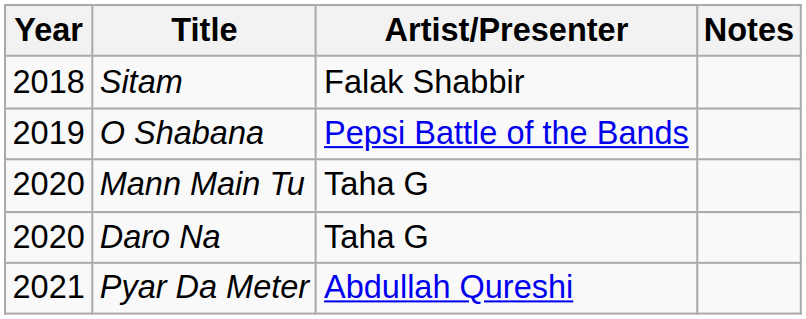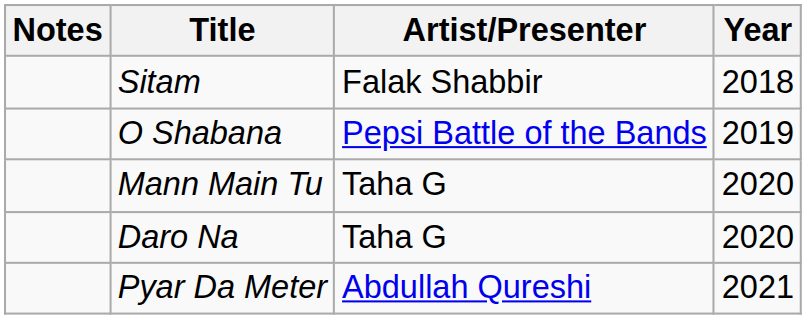columns swapped: (49, 30) <-> (749, 30)
